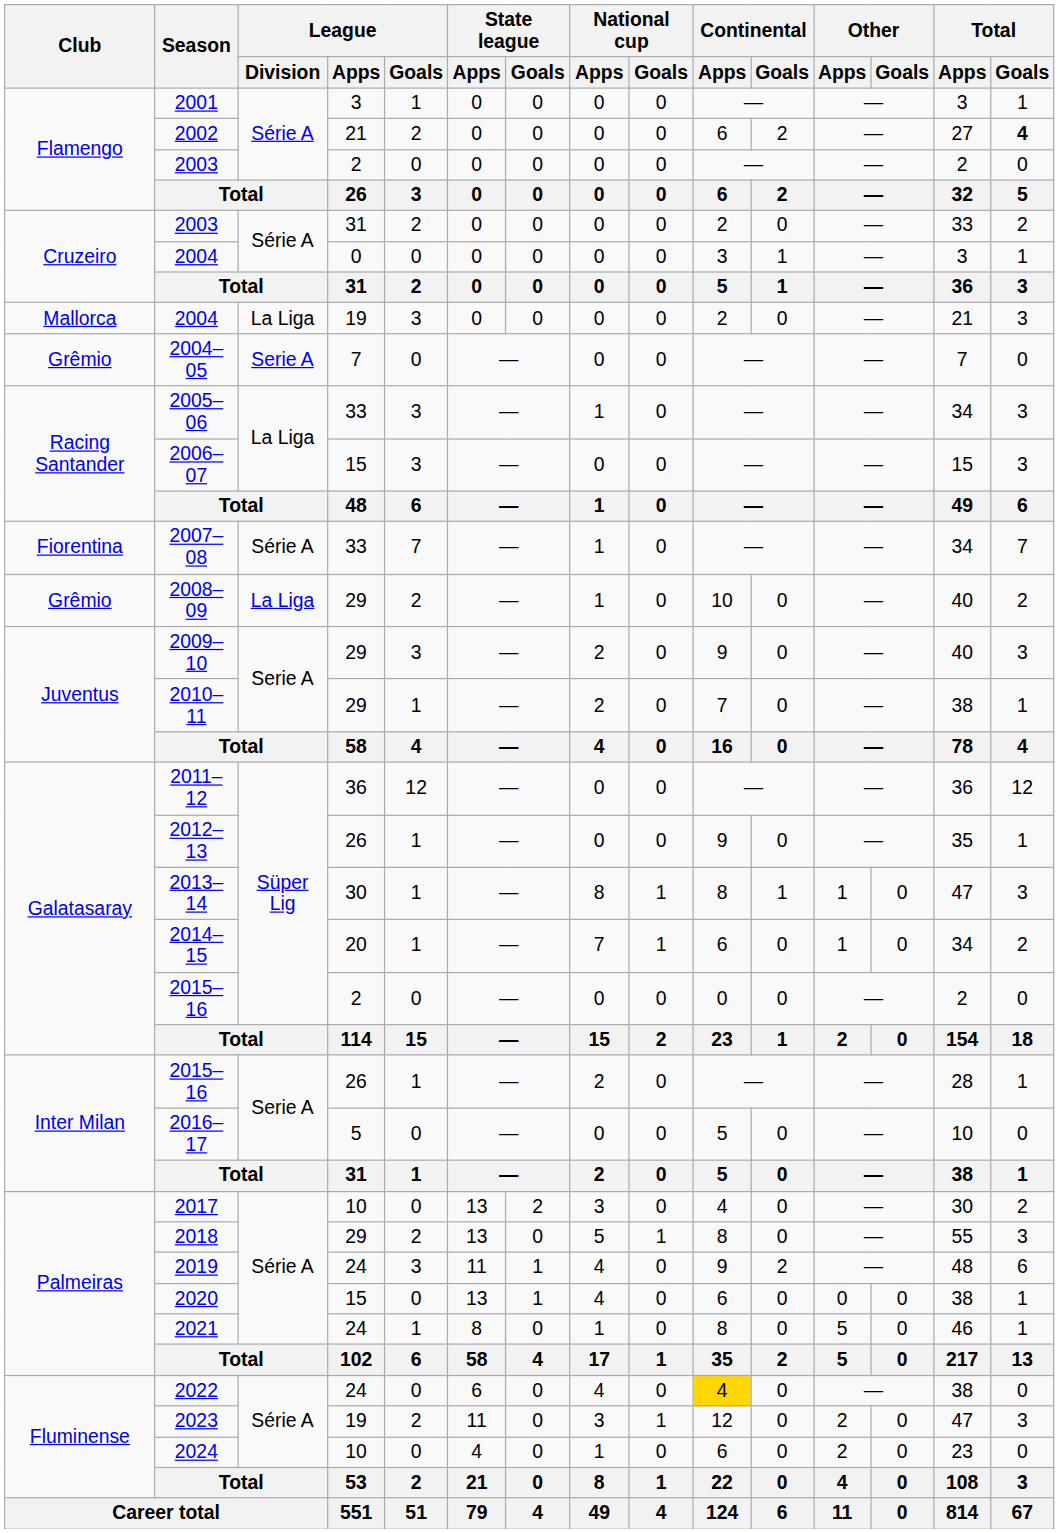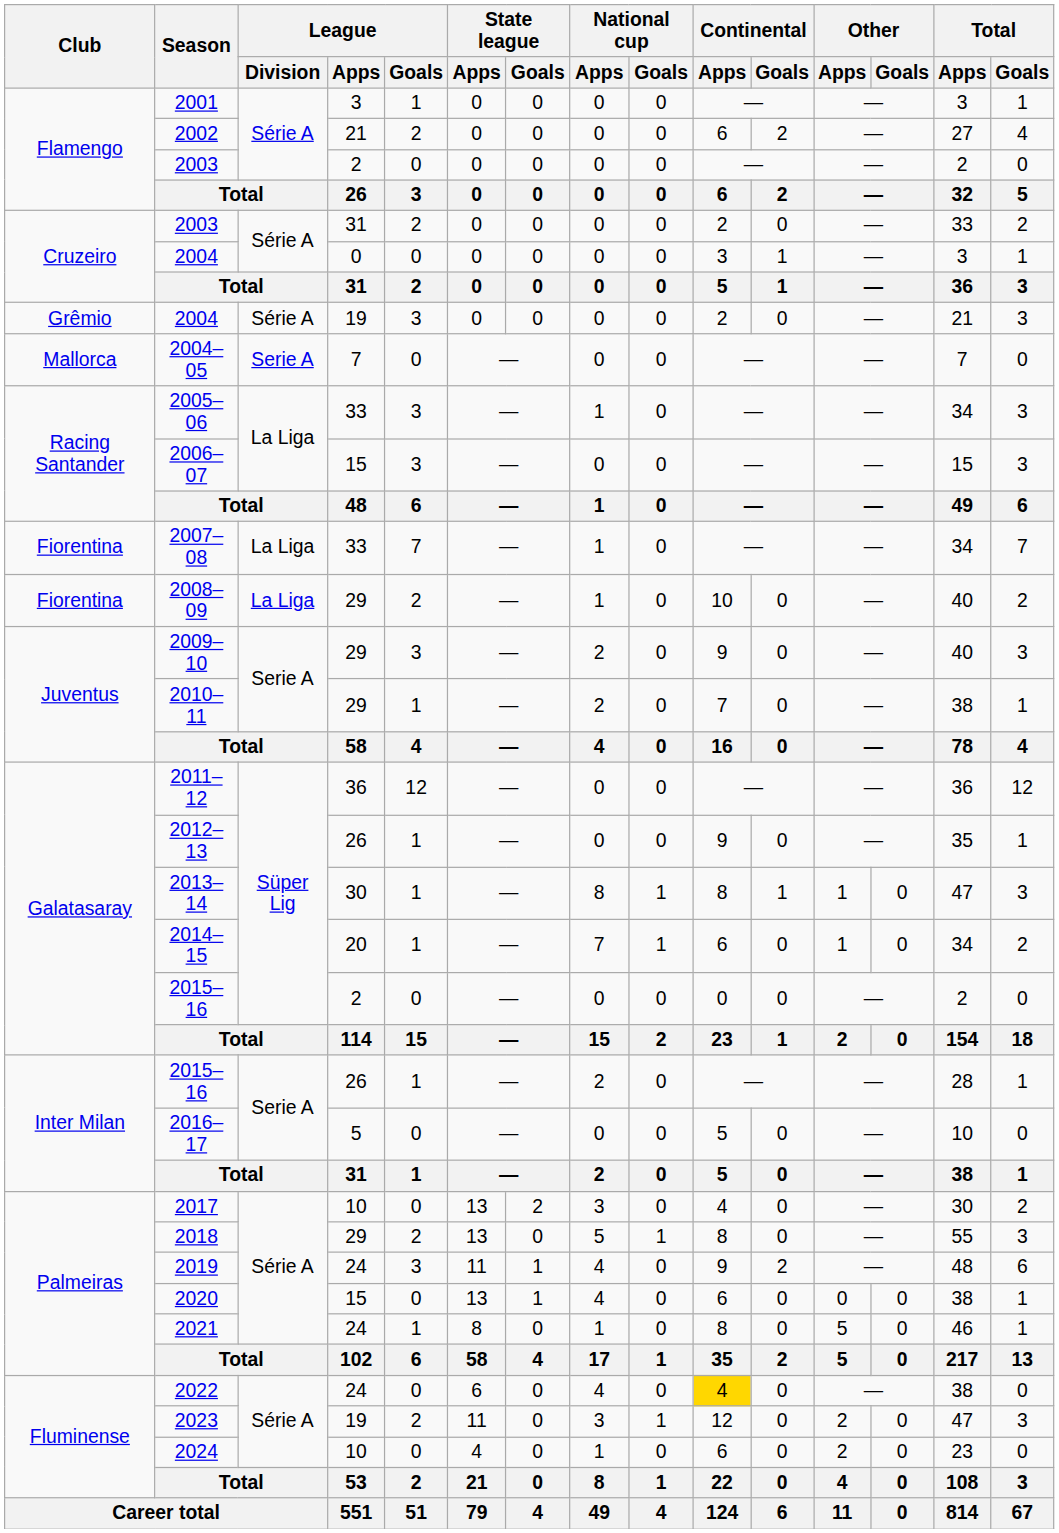(1022, 133) bold -> (1022, 133) normal
(80, 317) Mallorca -> (80, 317) Grêmio
(283, 317) La Liga -> (283, 317) Série A
(80, 359) Grêmio -> (80, 359) Mallorca
(283, 547) Série A -> (283, 547) La Liga
(80, 600) Grêmio -> (80, 600) Fiorentina
